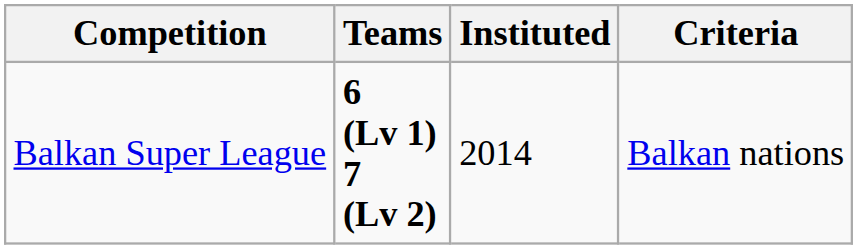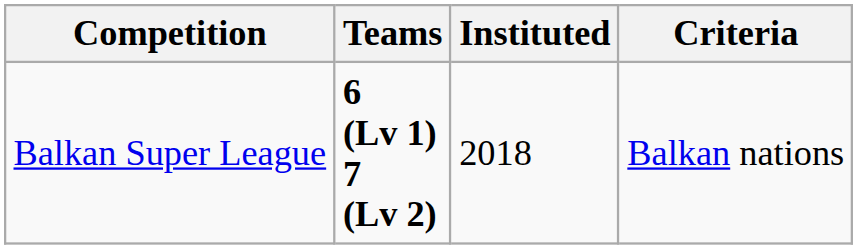(496, 152) 2014 -> (496, 152) 2018
